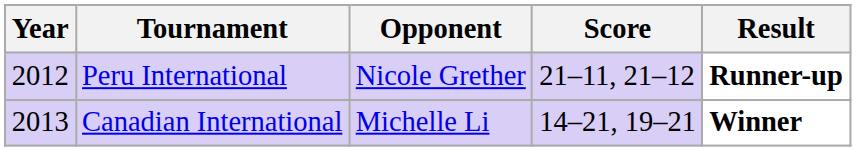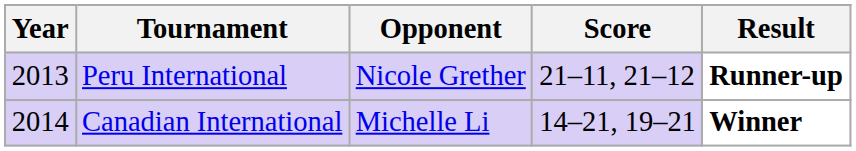(40, 75) 2012 -> (40, 75) 2013
(40, 122) 2013 -> (40, 122) 2014
